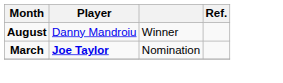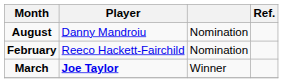(160, 31) Winner -> (219, 31) Nomination
+ row: (32, 50)
(171, 50) Nomination -> (208, 68) Winner
